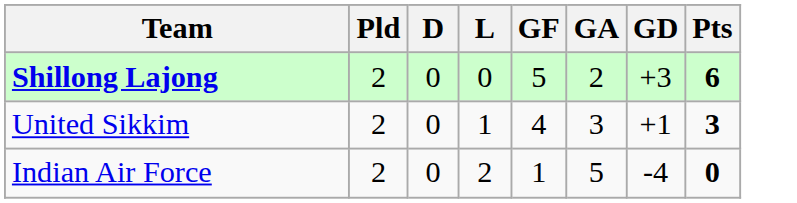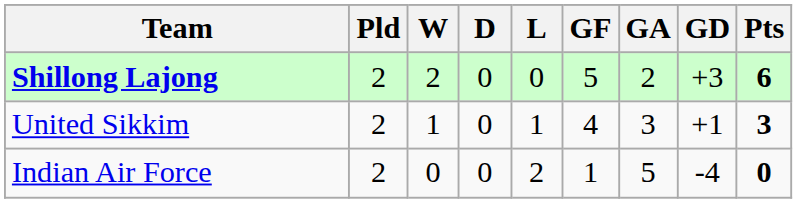+ column: (433, 28)
